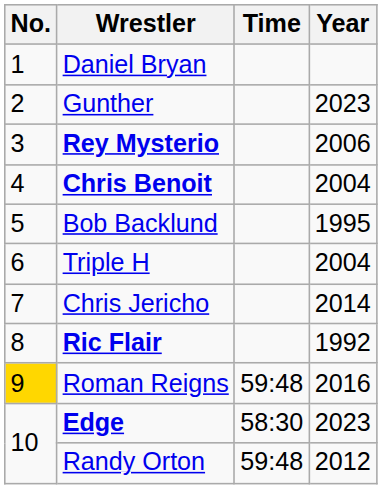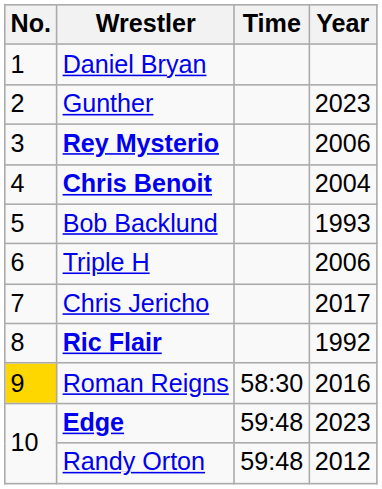(343, 223) 1995 -> (343, 223) 1993
(343, 263) 2004 -> (343, 263) 2006
(343, 303) 2014 -> (343, 303) 2017
(272, 382) 59:48 -> (272, 382) 58:30
(272, 422) 58:30 -> (272, 422) 59:48
